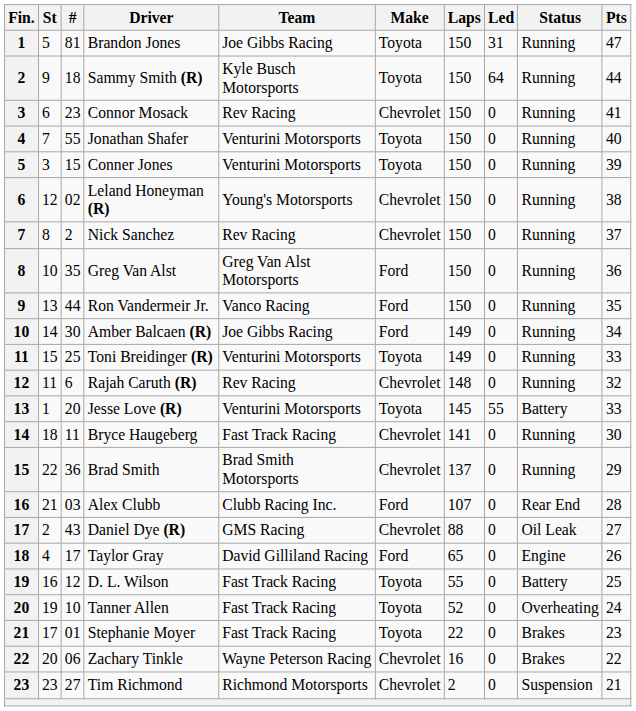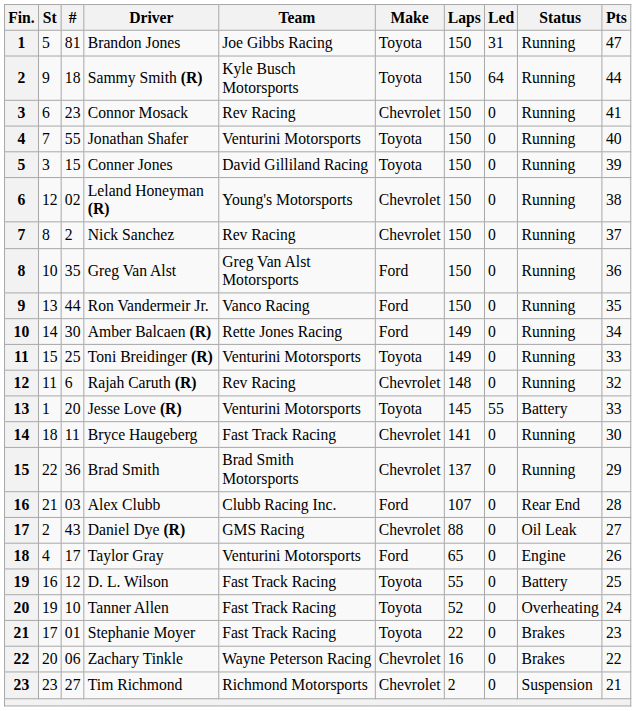(292, 165) Venturini Motorsports -> (295, 165) David Gilliland Racing
(277, 331) Joe Gibbs Racing -> (282, 331) Rette Jones Racing
(295, 556) David Gilliland Racing -> (292, 556) Venturini Motorsports
